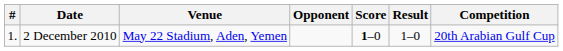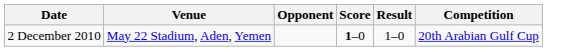- column: (12, 14)
